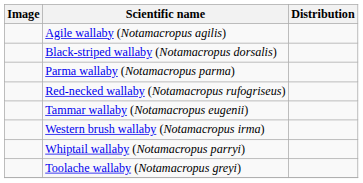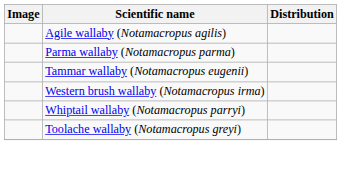- row: (161, 52)
- row: (165, 91)
